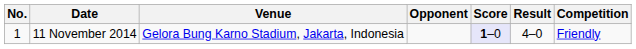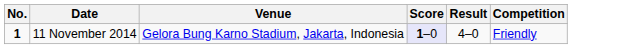- column: (439, 14)
(17, 33) normal -> (17, 33) bold
